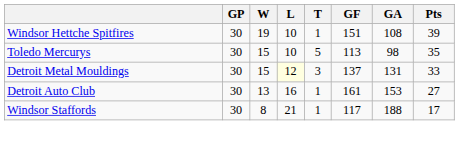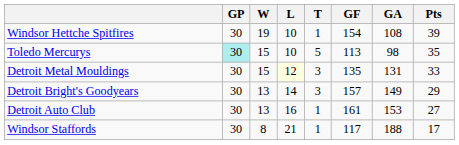(352, 33) 151 -> (352, 33) 154
(236, 52) no background -> (236, 52) paleturquoise background
(352, 71) 137 -> (352, 71) 135
+ row: (73, 91)
